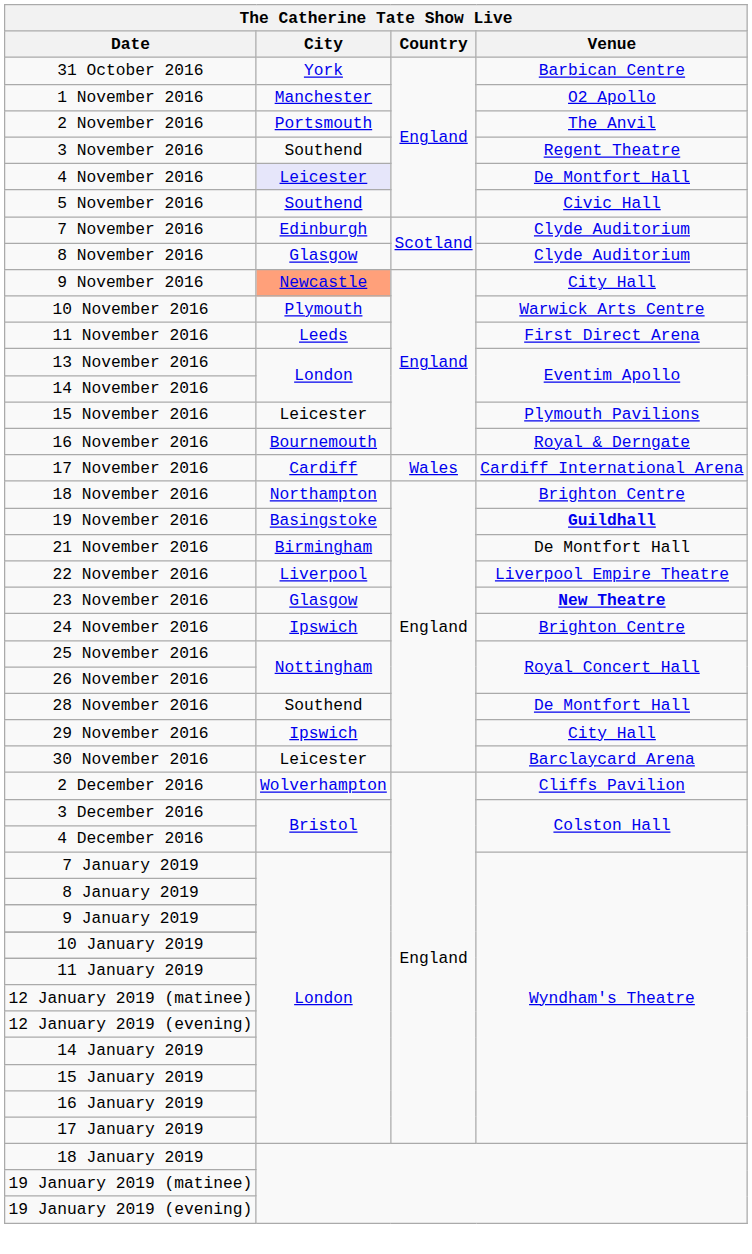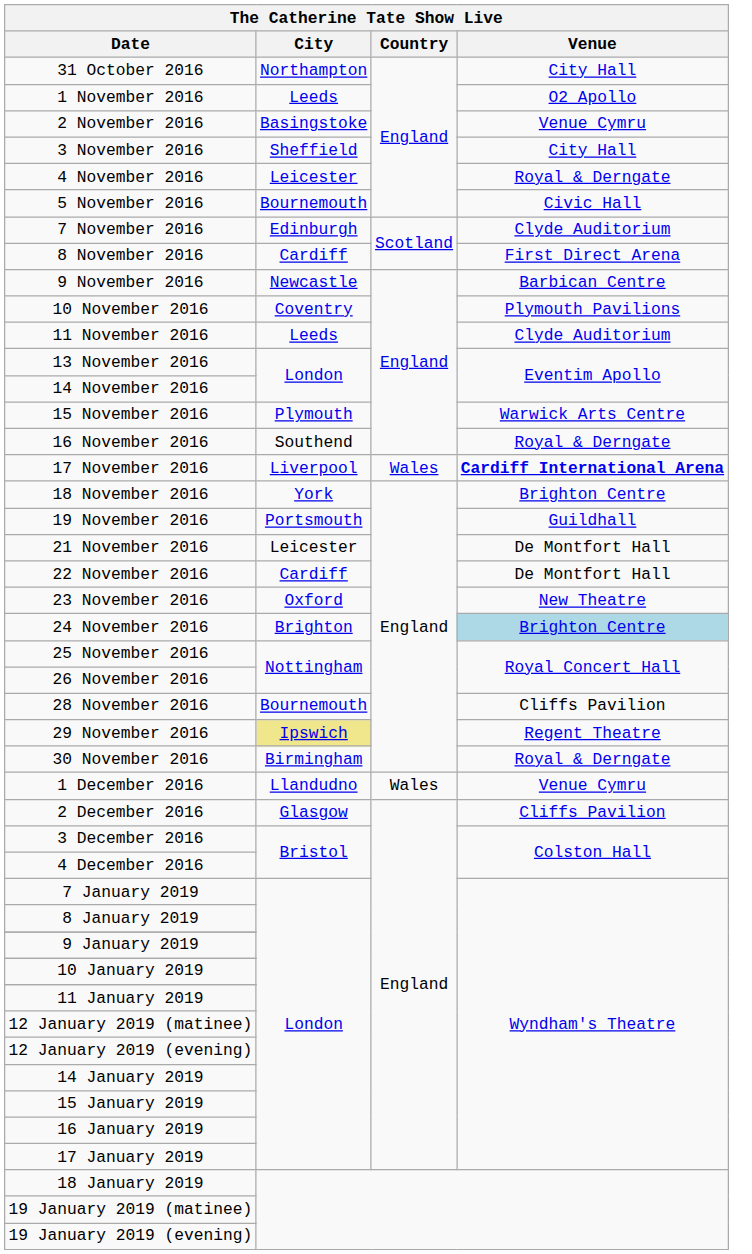(323, 71) York -> (314, 71) Northampton
(612, 71) Barbican Centre -> (592, 71) City Hall
(323, 97) Manchester -> (314, 97) Leeds
(323, 124) Portsmouth -> (314, 124) Basingstoke
(612, 124) The Anvil -> (592, 124) Venue Cymru
(323, 150) Southend -> (314, 150) Sheffield
(612, 150) Regent Theatre -> (592, 150) City Hall
(323, 177) lavender background -> (314, 177) no background
(612, 177) De Montfort Hall -> (592, 177) Royal & Derngate
(323, 203) Southend -> (314, 203) Bournemouth
(323, 256) Glasgow -> (314, 256) Cardiff
(612, 256) Clyde Auditorium -> (592, 256) First Direct Arena
(323, 283) lightsalmon background -> (314, 283) no background
(612, 283) City Hall -> (592, 283) Barbican Centre
(323, 309) Plymouth -> (314, 309) Coventry
(612, 309) Warwick Arts Centre -> (592, 309) Plymouth Pavilions
(612, 336) First Direct Arena -> (592, 336) Clyde Auditorium
(323, 415) Leicester -> (314, 415) Plymouth
(612, 415) Plymouth Pavilions -> (592, 415) Warwick Arts Centre
(323, 442) Bournemouth -> (314, 442) Southend
(323, 468) Cardiff -> (314, 468) Liverpool
(612, 468) normal -> (592, 468) bold
(323, 495) Northampton -> (314, 495) York
(323, 521) Basingstoke -> (314, 521) Portsmouth
(612, 521) bold -> (592, 521) normal
(323, 548) Birmingham -> (314, 548) Leicester
(323, 574) Liverpool -> (314, 574) Cardiff
(612, 574) Liverpool Empire Theatre -> (592, 574) De Montfort Hall
(323, 601) Glasgow -> (314, 601) Oxford
(612, 601) bold -> (592, 601) normal
(323, 627) Ipswich -> (314, 627) Brighton
(612, 627) no background -> (592, 627) lightblue background
(323, 706) Southend -> (314, 706) Bournemouth
(612, 706) De Montfort Hall -> (592, 706) Cliffs Pavilion
(323, 733) no background -> (314, 733) khaki background
(612, 733) City Hall -> (592, 733) Regent Theatre
(323, 759) Leicester -> (314, 759) Birmingham
(612, 759) Barclaycard Arena -> (592, 759) Royal & Derngate
+ row: (130, 786)
(323, 786) Wolverhampton -> (314, 812) Glasgow
